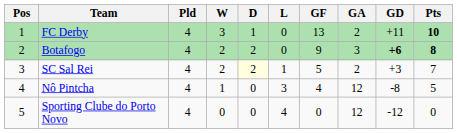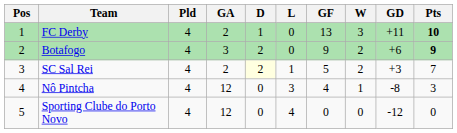columns swapped: (222, 13) <-> (357, 13)
(395, 50) bold -> (395, 50) normal
(433, 50) 8 -> (433, 50) 9
(433, 87) 5 -> (433, 87) 3
